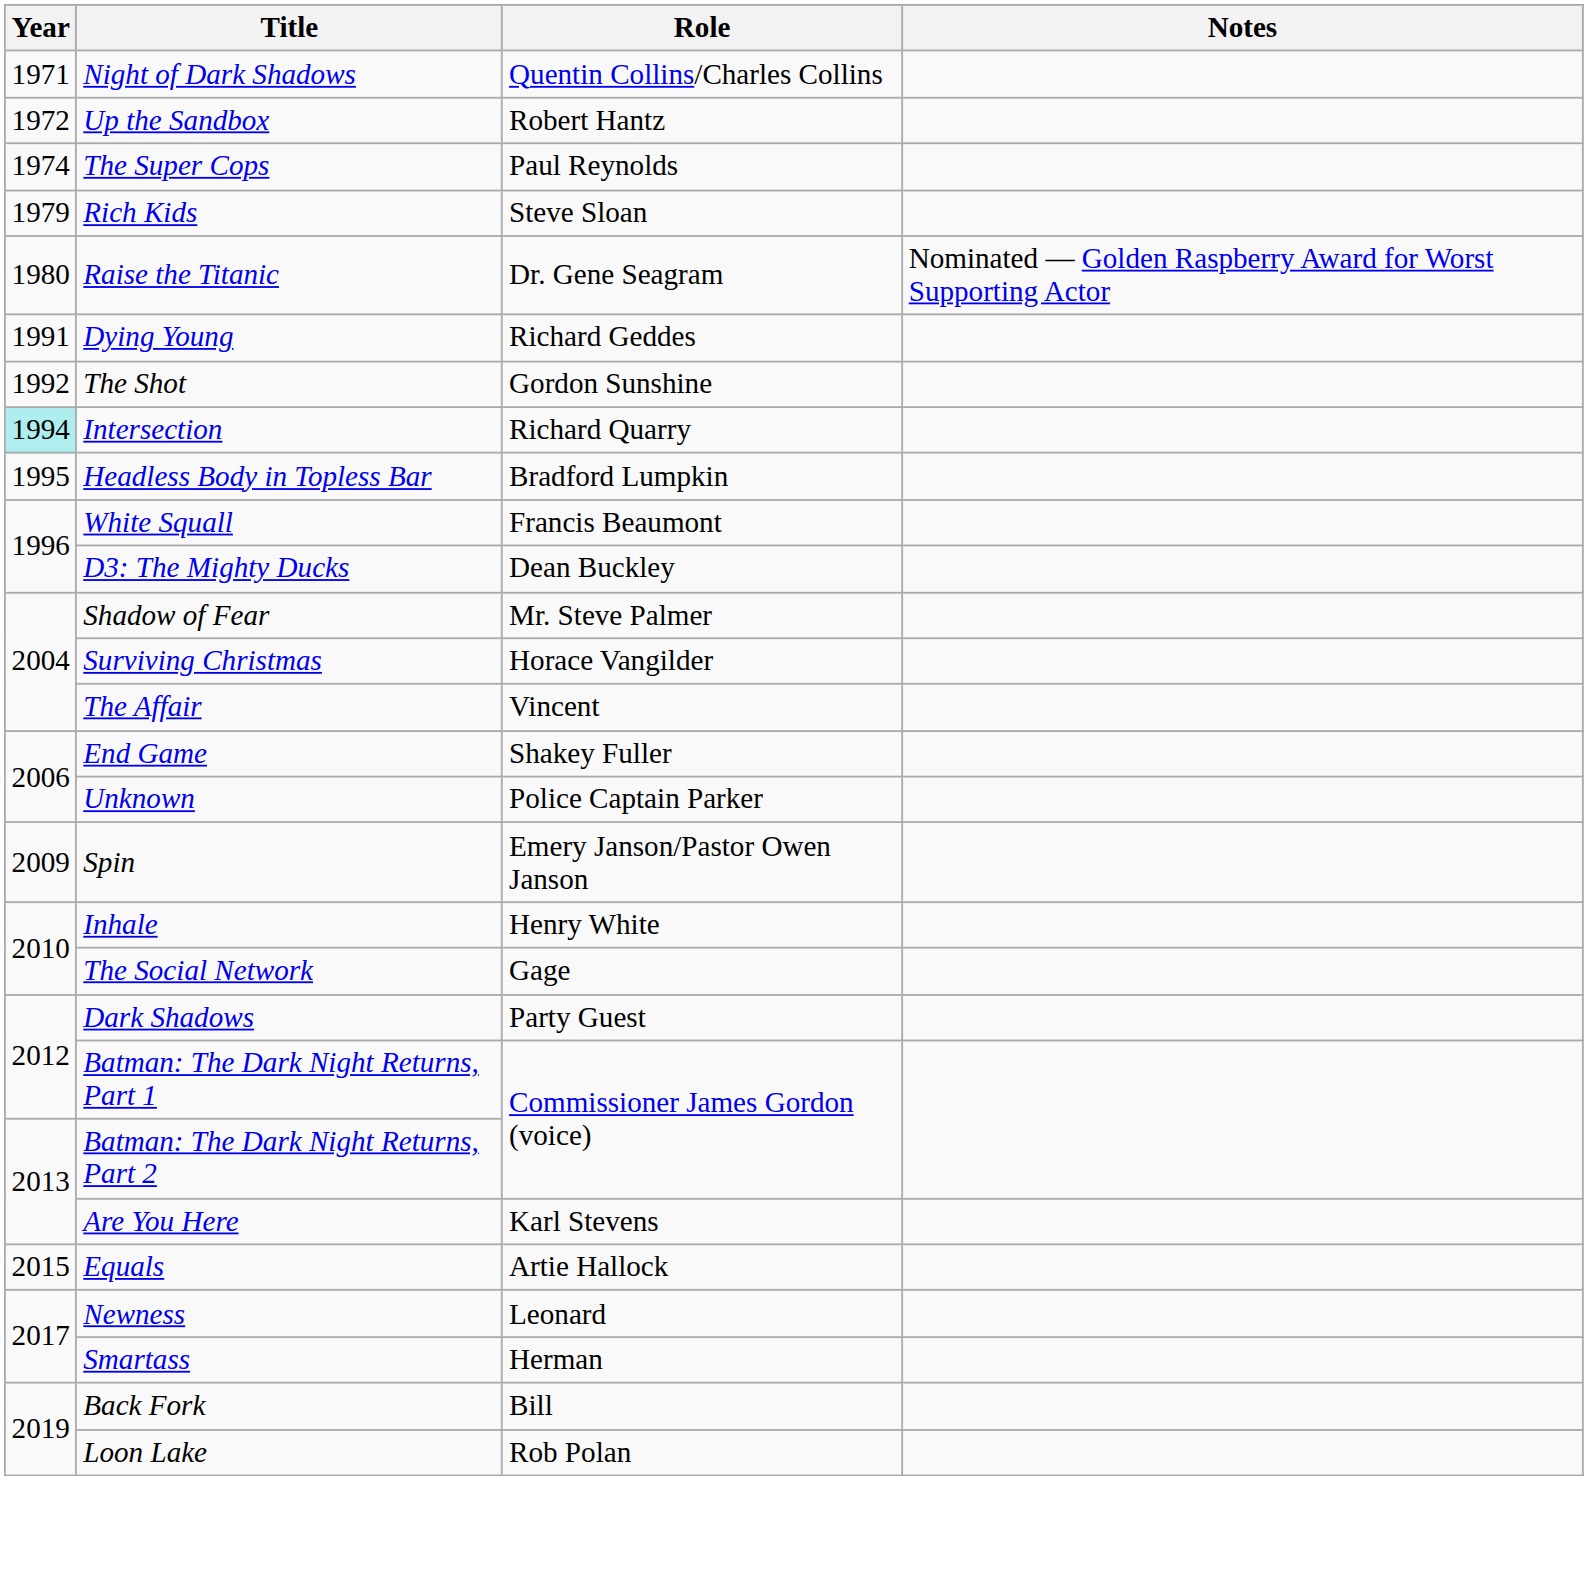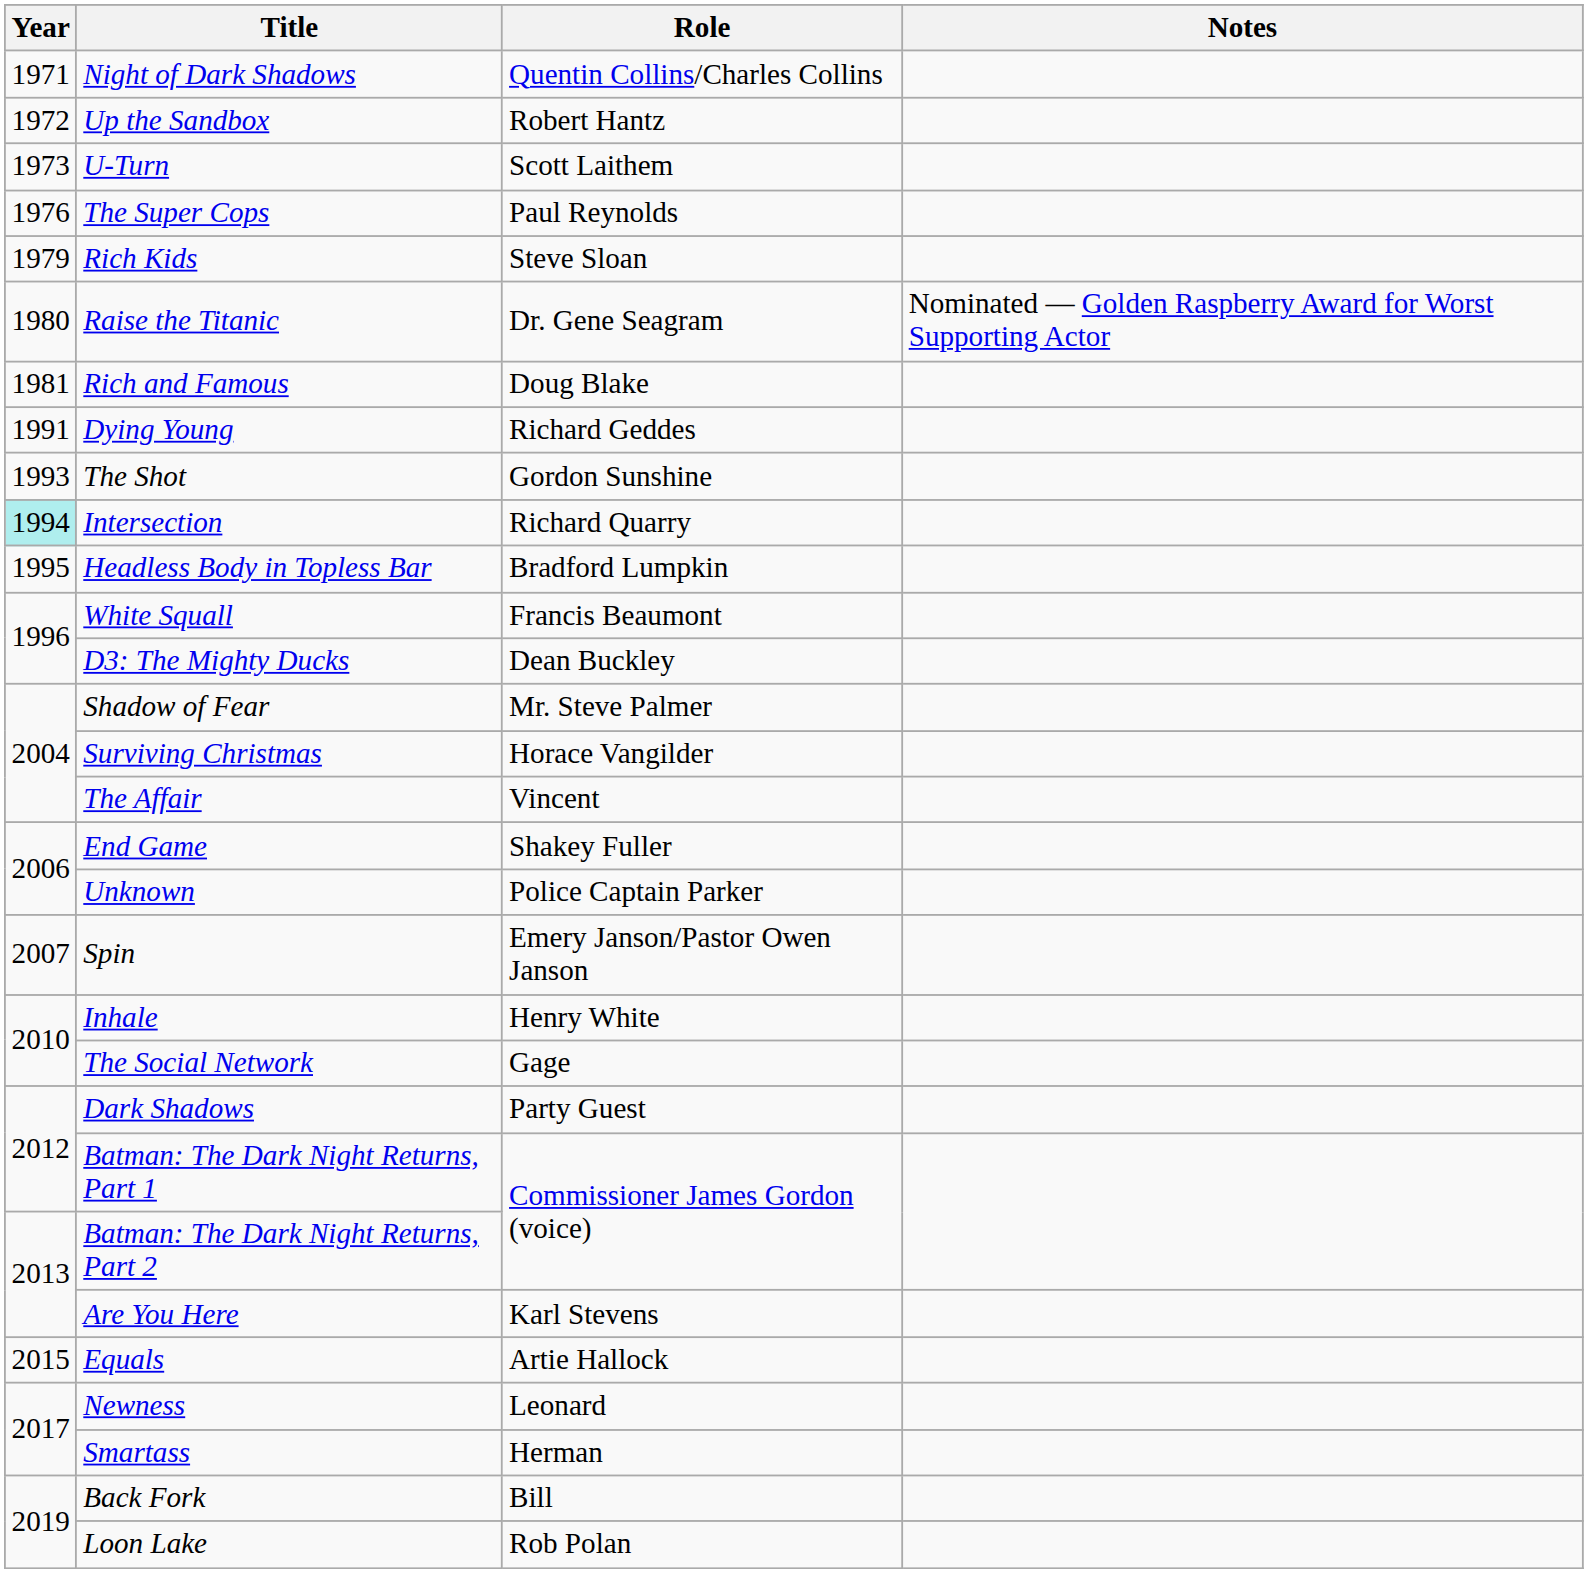+ row: (126, 166)
(41, 166) 1974 -> (41, 212) 1976
+ row: (186, 383)
(41, 383) 1992 -> (41, 475) 1993
(41, 861) 2009 -> (41, 954) 2007
